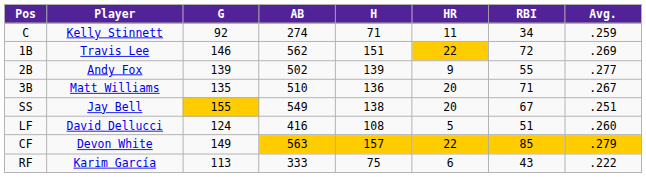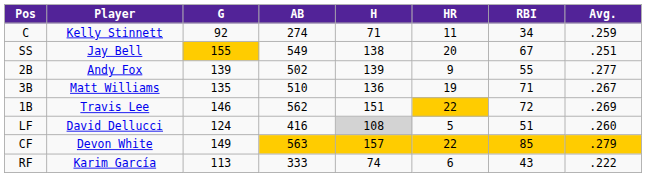rows swapped: (26, 51) <-> (26, 107)
(450, 88) 20 -> (450, 88) 19
(374, 126) no background -> (374, 126) lightgrey background
(374, 163) 75 -> (374, 163) 74
